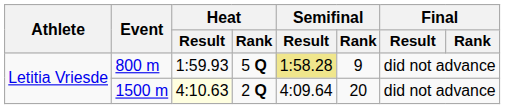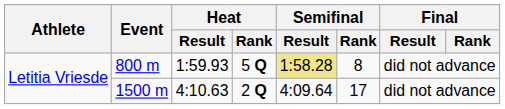(358, 66) 9 -> (358, 66) 8
(202, 91) lightyellow background -> (202, 91) no background
(358, 91) 20 -> (358, 91) 17
